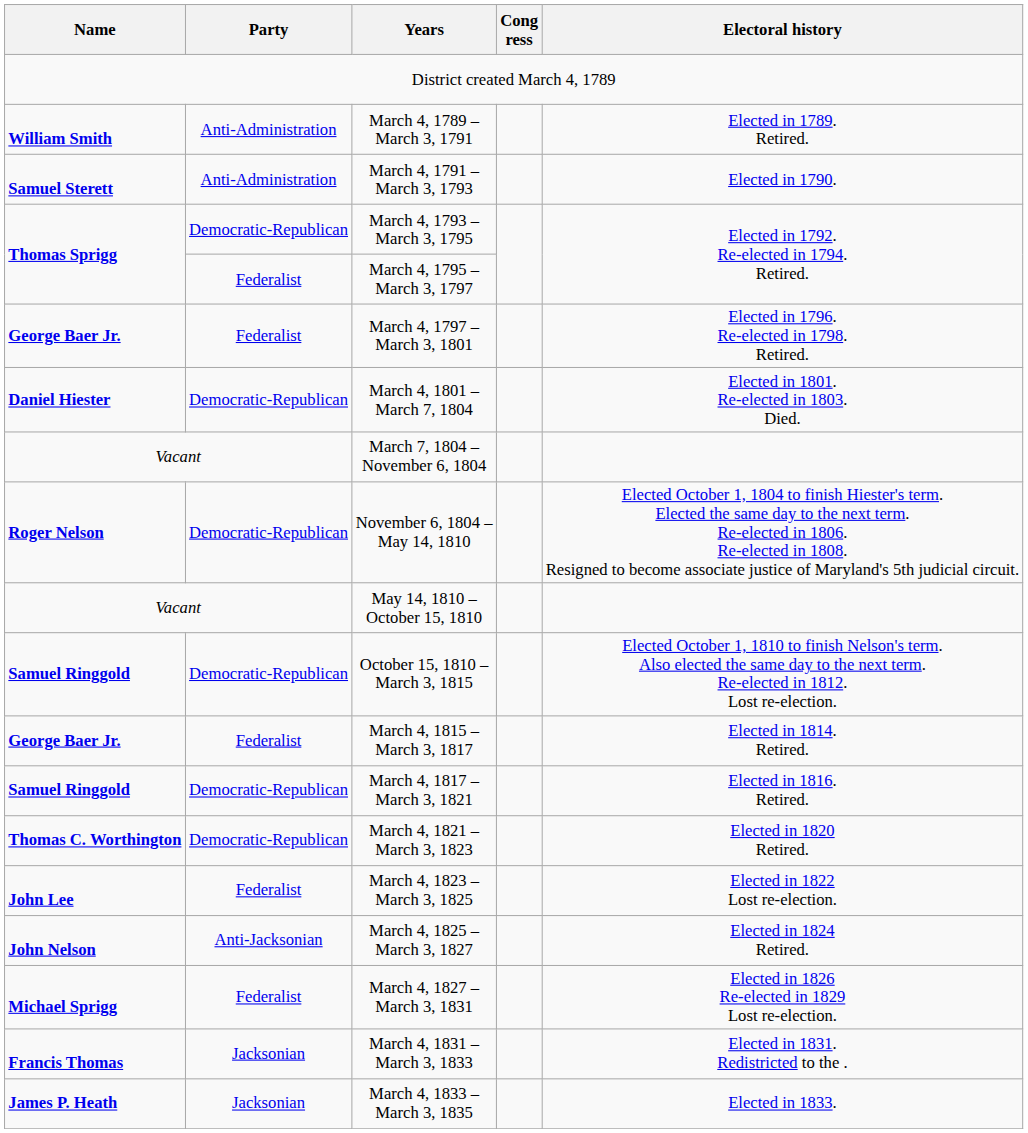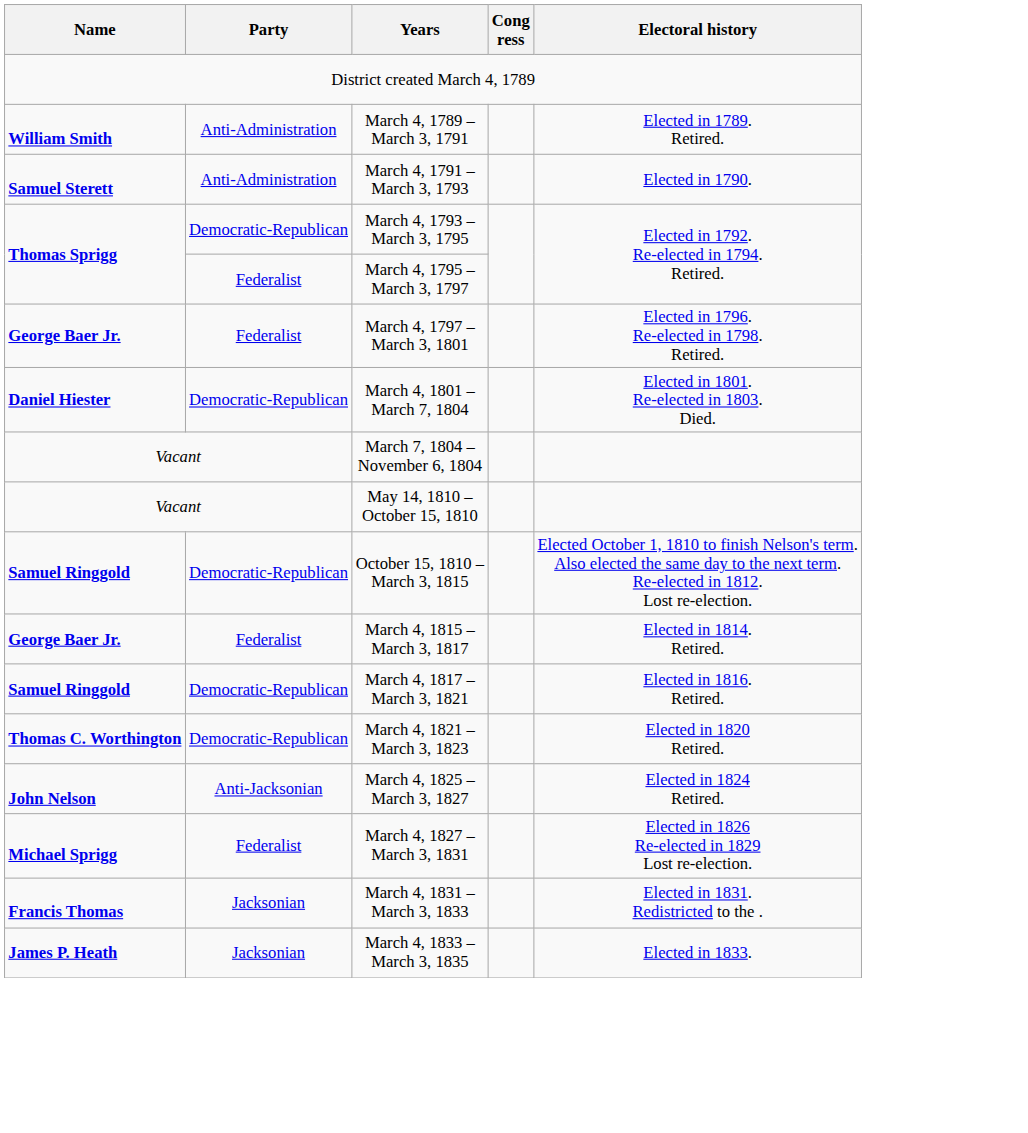- row: (424, 532)
- row: (424, 890)
